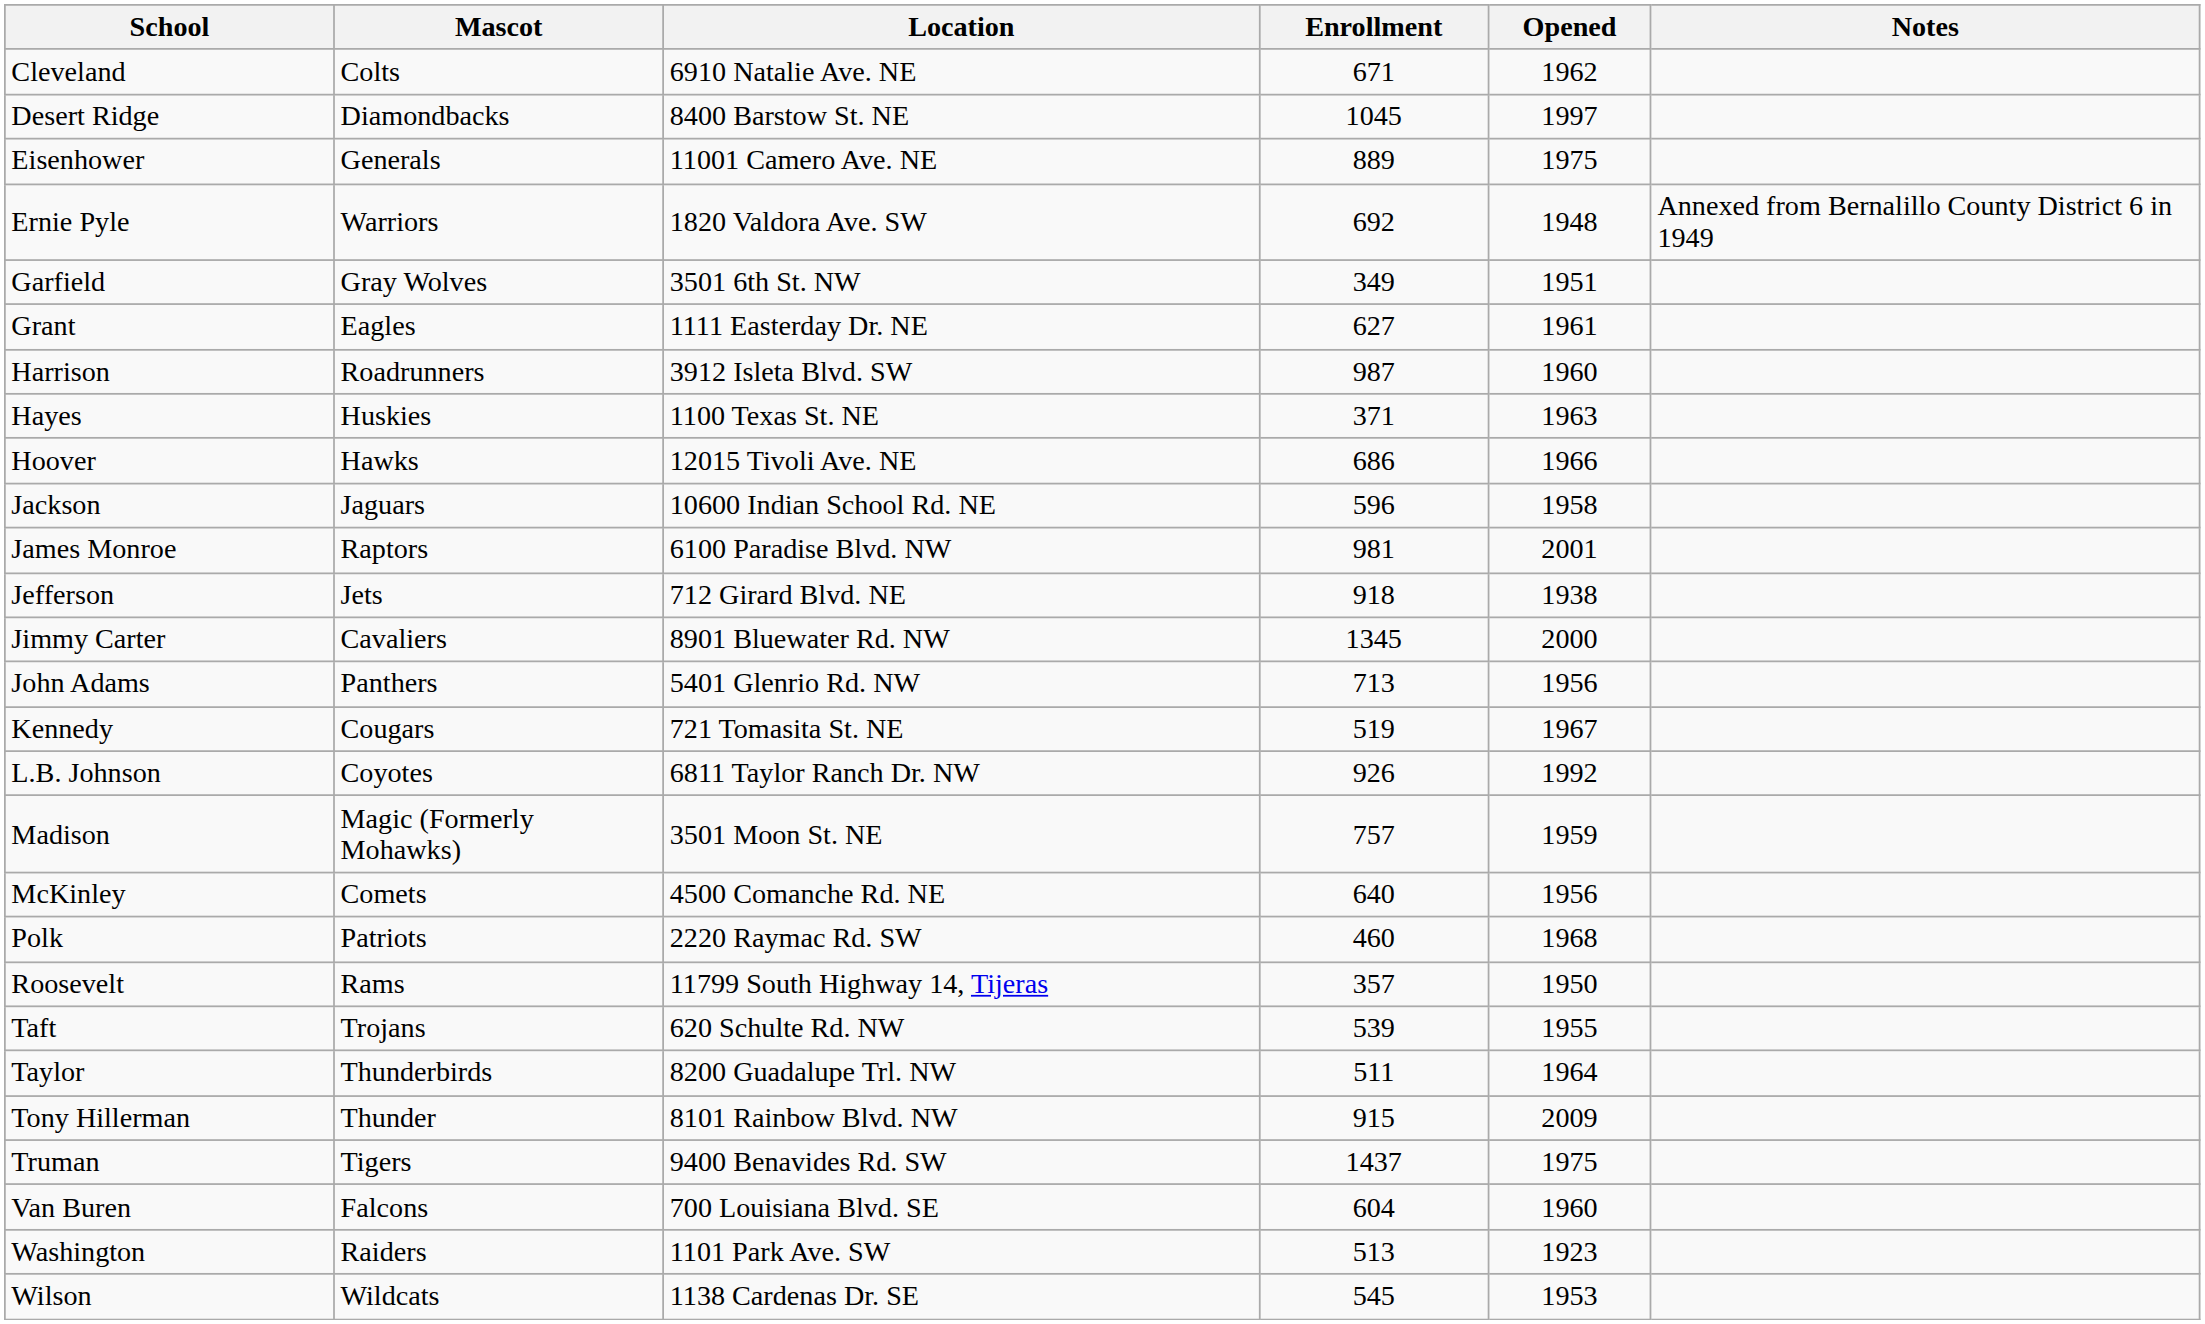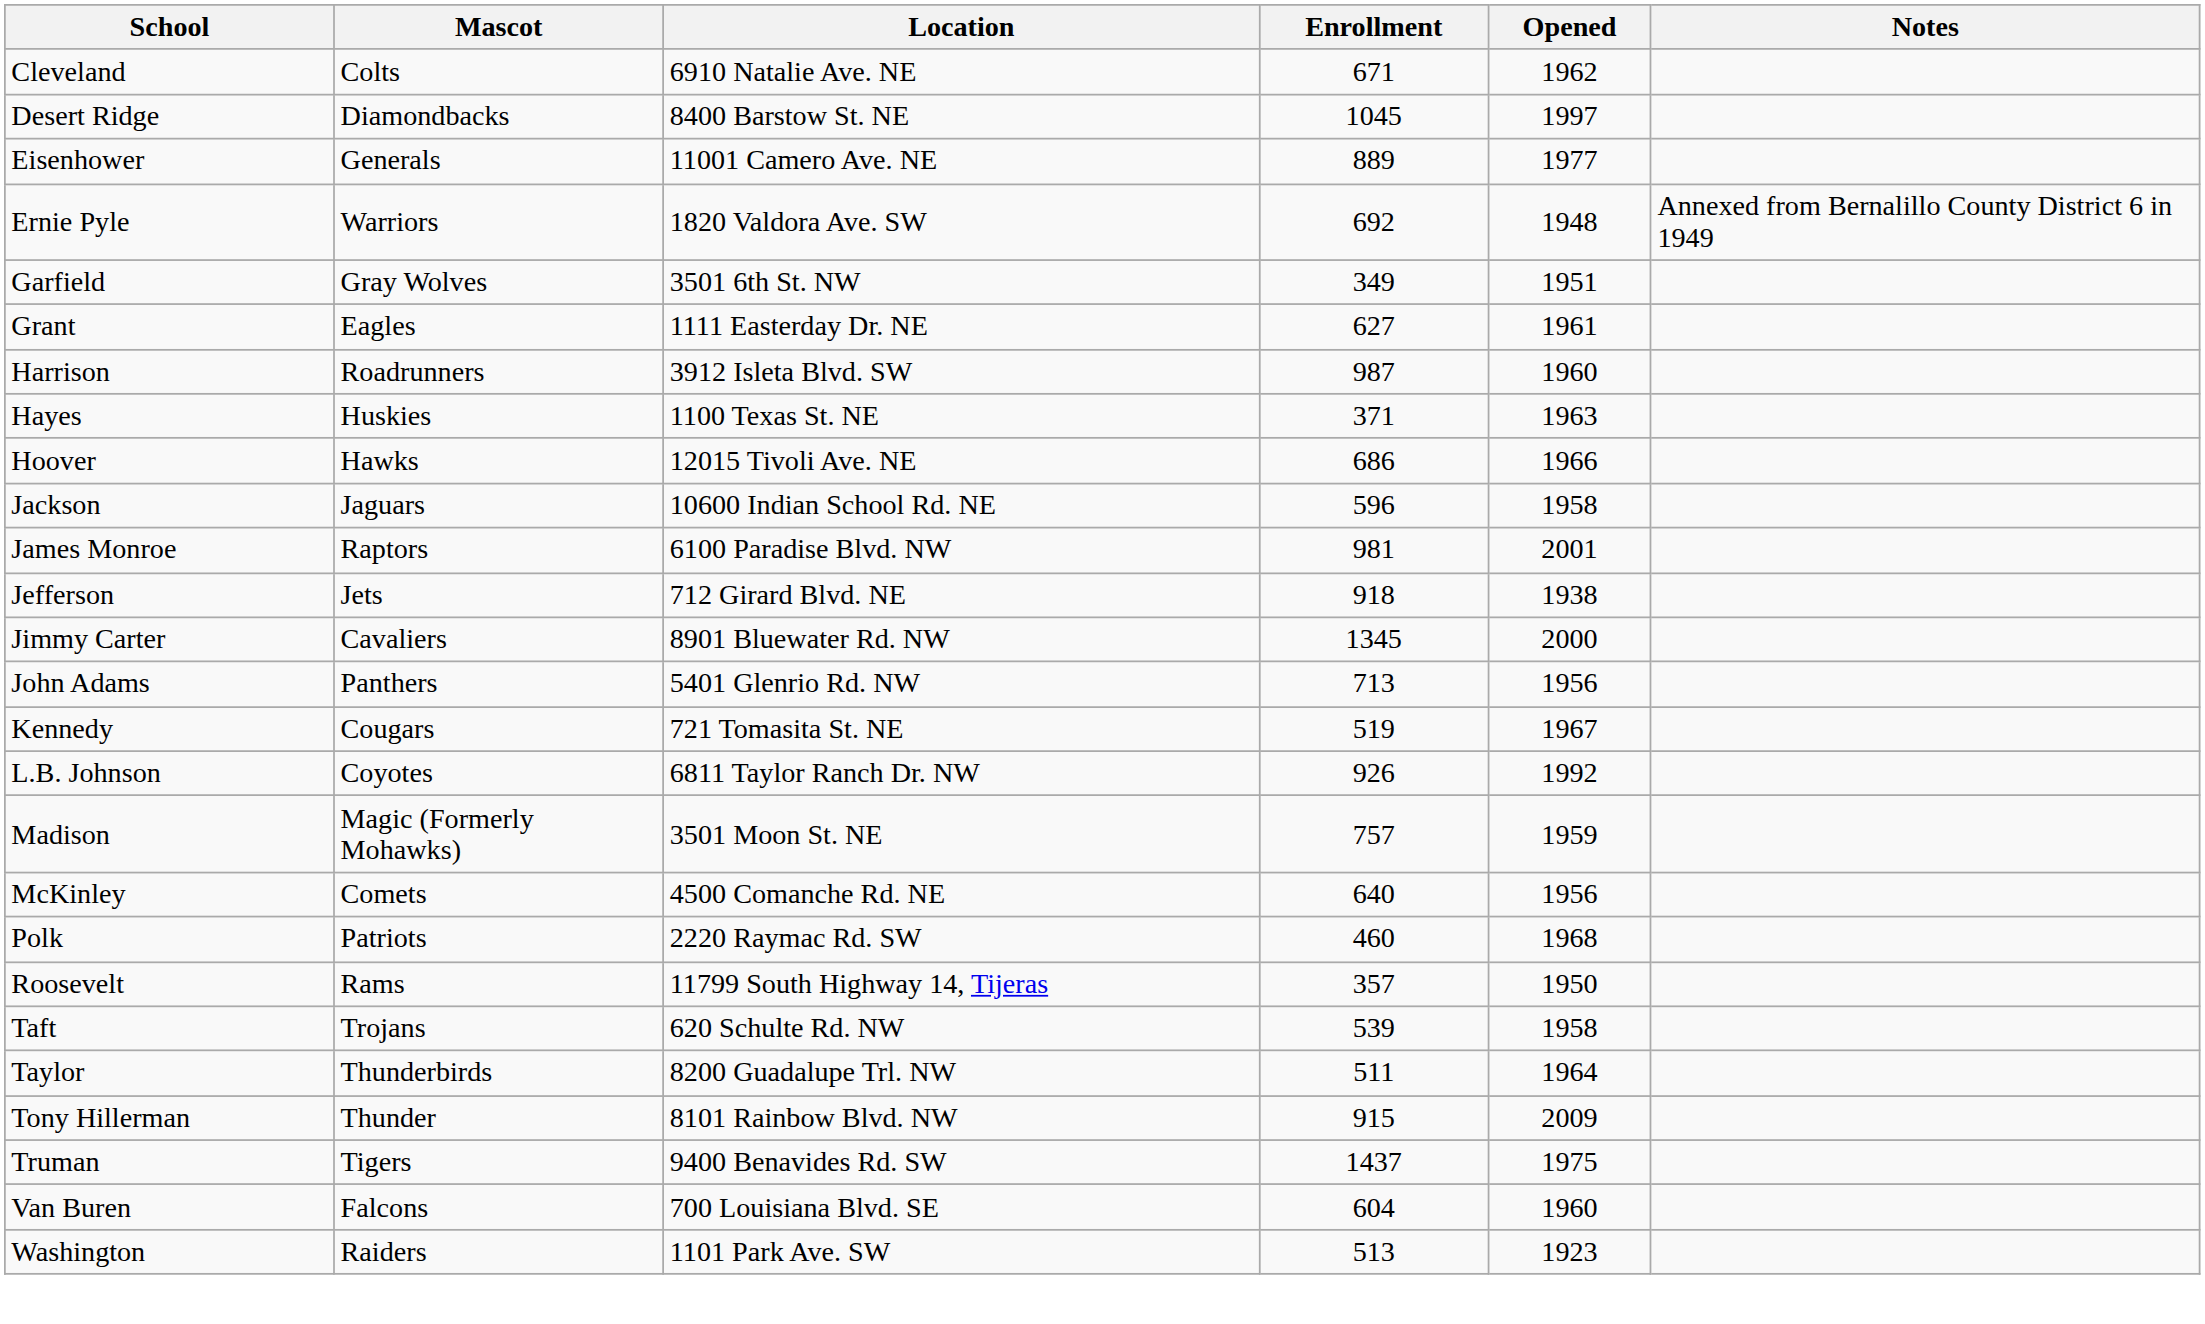(1570, 160) 1975 -> (1570, 160) 1977
(1570, 1028) 1955 -> (1570, 1028) 1958
- row: (51, 1296)
